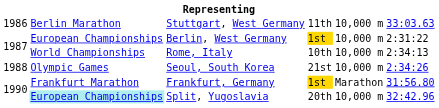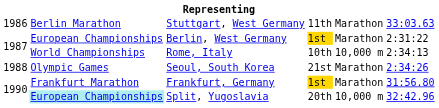(359, 24) 10,000 m -> (359, 24) Marathon
(359, 38) 10,000 m -> (359, 38) Marathon
(359, 68) 10,000 m -> (359, 68) Marathon
